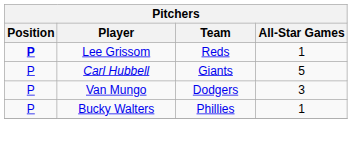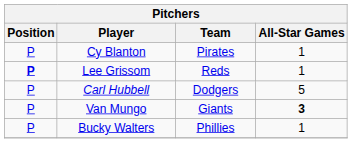+ row: (116, 52)
(216, 71) Giants -> (216, 90) Dodgers
(216, 90) Dodgers -> (216, 109) Giants
(302, 90) normal -> (302, 109) bold
